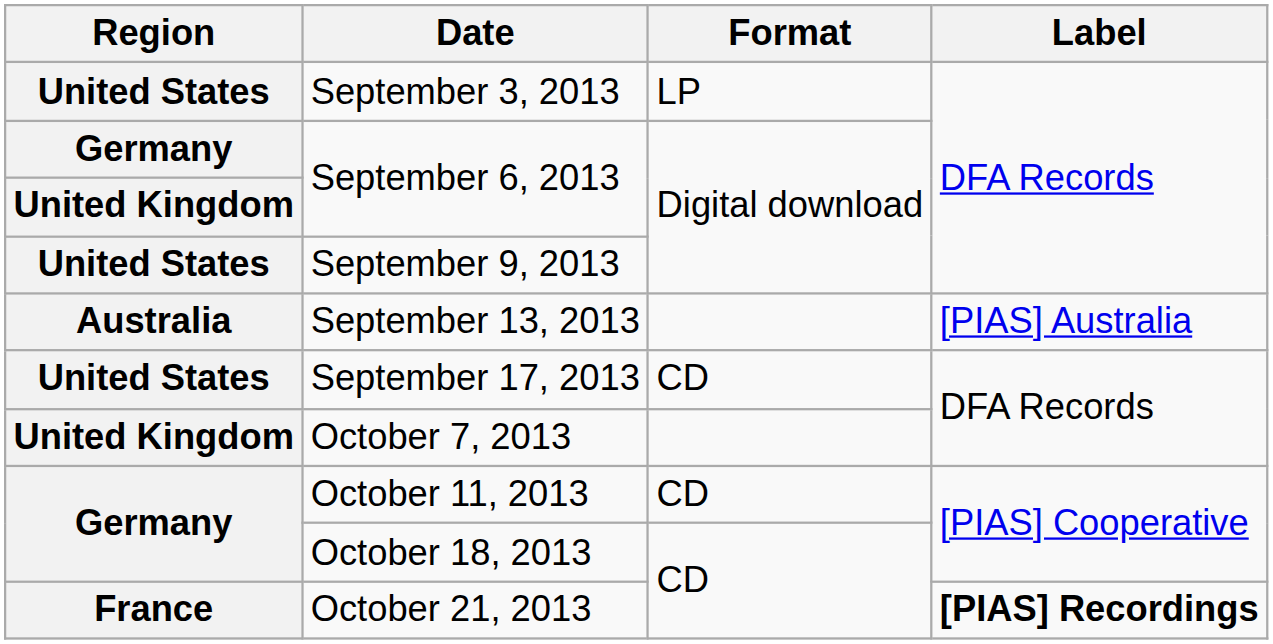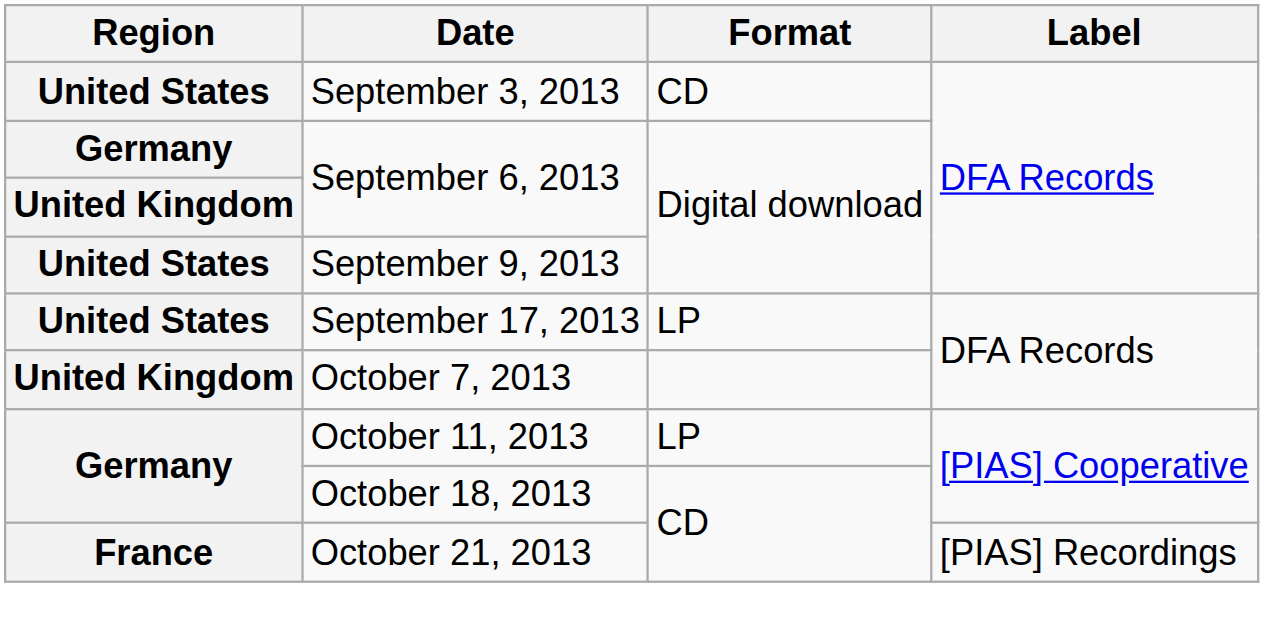(679, 90) LP -> (683, 90) CD
- row: (154, 321)
(683, 378) CD -> (679, 321) LP
(683, 494) CD -> (679, 436) LP
(1099, 609) bold -> (1088, 551) normal
